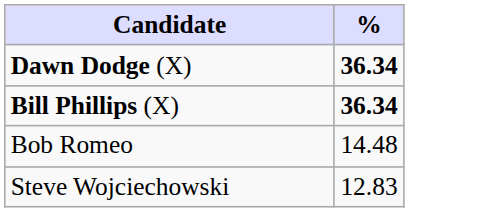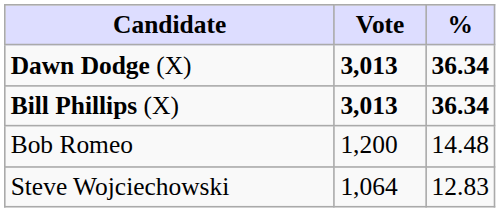+ column: (380, 24)
